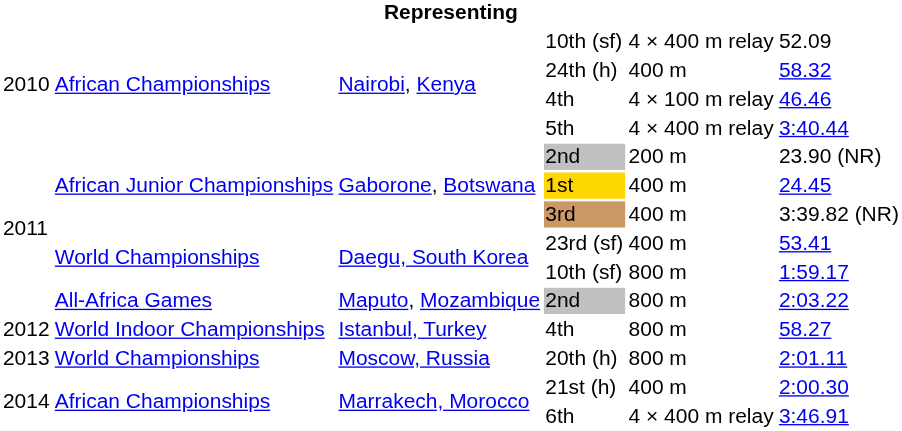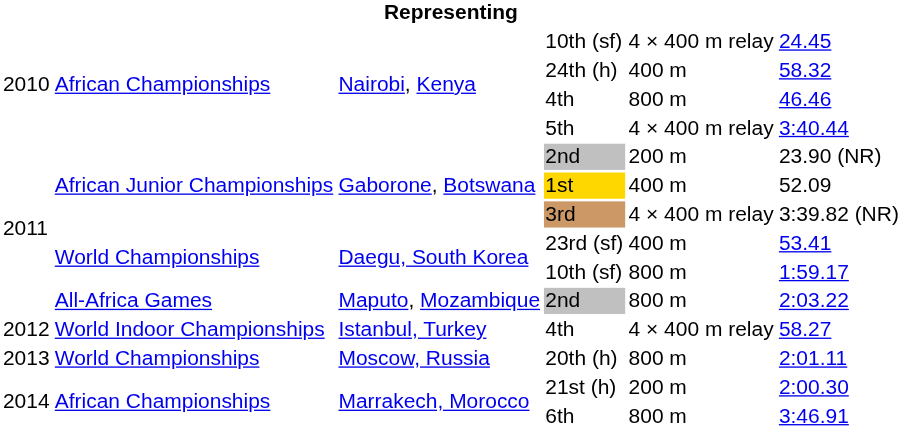(805, 41) 52.09 -> (805, 41) 24.45
(701, 99) 4 × 100 m relay -> (658, 99) 800 m
(805, 185) 24.45 -> (805, 185) 52.09
(658, 214) 400 m -> (701, 214) 4 × 400 m relay
(658, 329) 800 m -> (701, 329) 4 × 400 m relay
(658, 387) 400 m -> (658, 387) 200 m
(701, 416) 4 × 400 m relay -> (658, 416) 800 m
